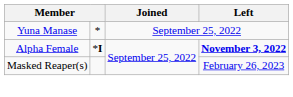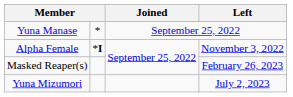(244, 48) bold -> (242, 48) normal
+ row: (47, 83)
